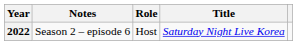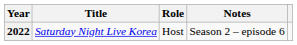columns swapped: (224, 13) <-> (83, 13)
